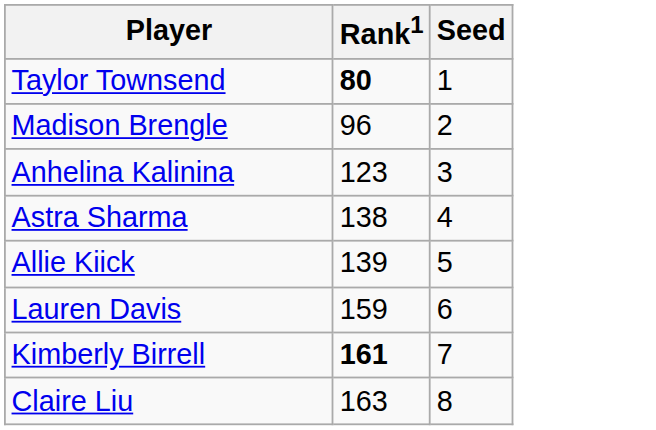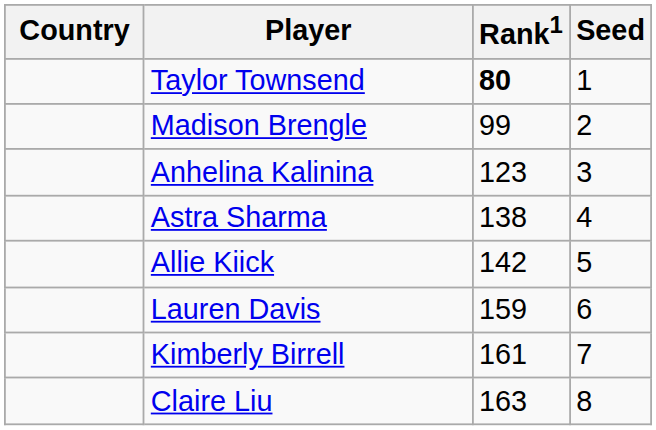+ column: (75, 31)
(356, 126) 96 -> (495, 126) 99
(364, 263) 139 -> (503, 263) 142
(364, 354) bold -> (503, 354) normal
